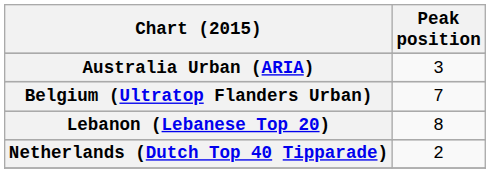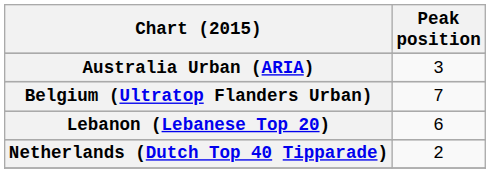(439, 125) 8 -> (439, 125) 6
